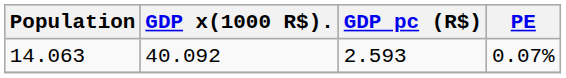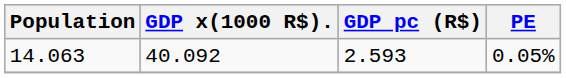(523, 56) 0.07% -> (523, 56) 0.05%
